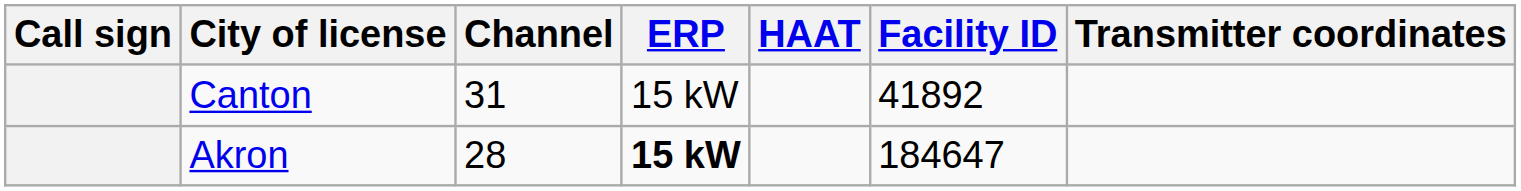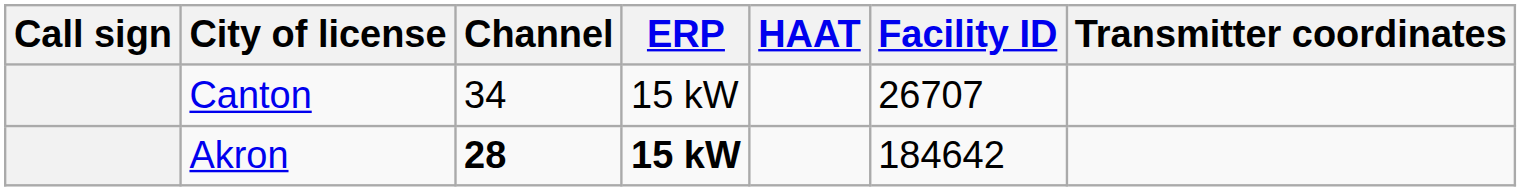(485, 94) 31 -> (485, 94) 34
(931, 94) 41892 -> (931, 94) 26707
(485, 154) normal -> (485, 154) bold
(941, 154) 184647 -> (941, 154) 184642
